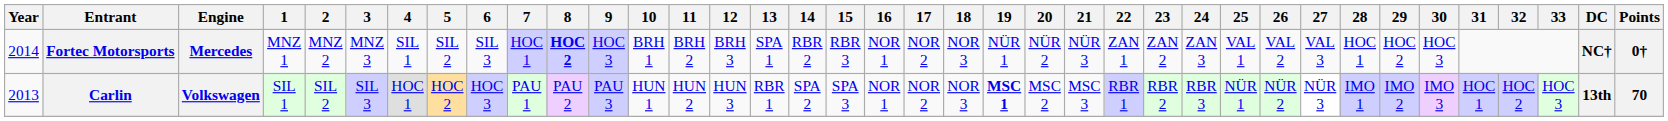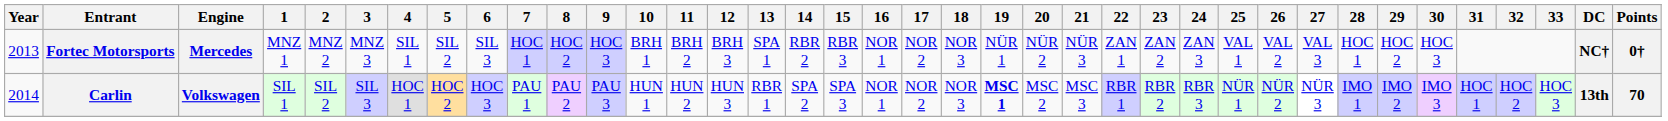(24, 51) 2014 -> (24, 51) 2013
(568, 51) bold -> (566, 51) normal
(24, 94) 2013 -> (24, 94) 2014
